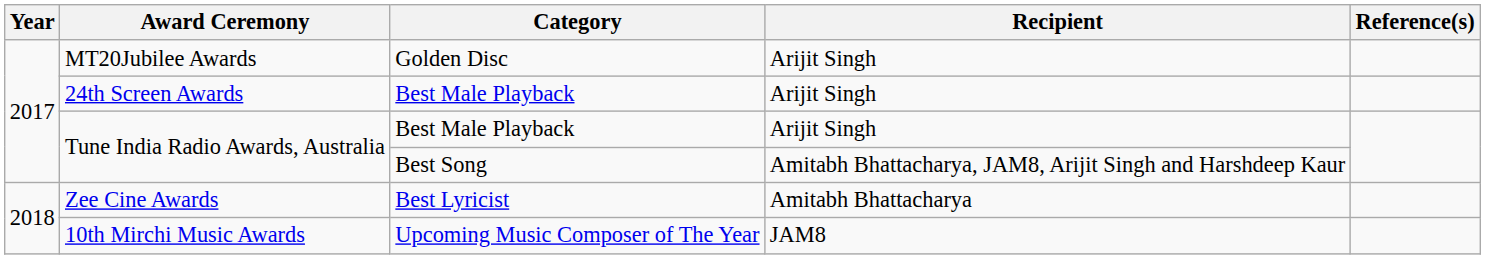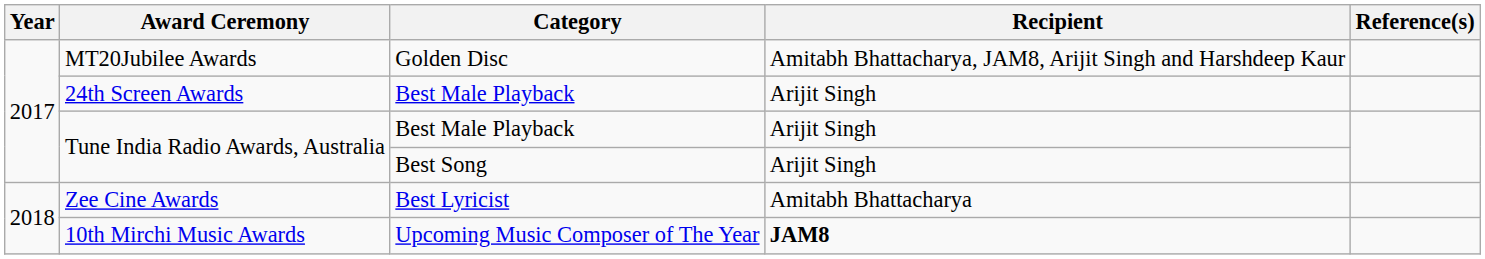(823, 57) Arijit Singh -> (1058, 57) Amitabh Bhattacharya, JAM8, Arijit Singh and Harshdeep Kaur
(1058, 164) Amitabh Bhattacharya, JAM8, Arijit Singh and Harshdeep Kaur -> (823, 164) Arijit Singh
(798, 235) normal -> (800, 235) bold
